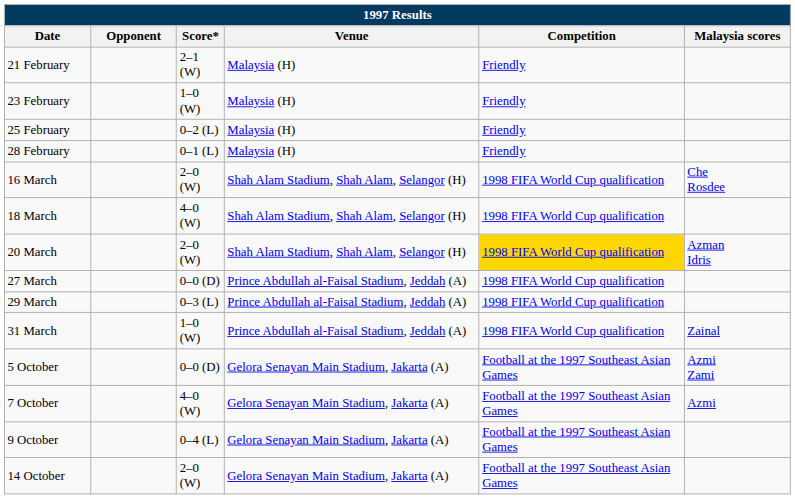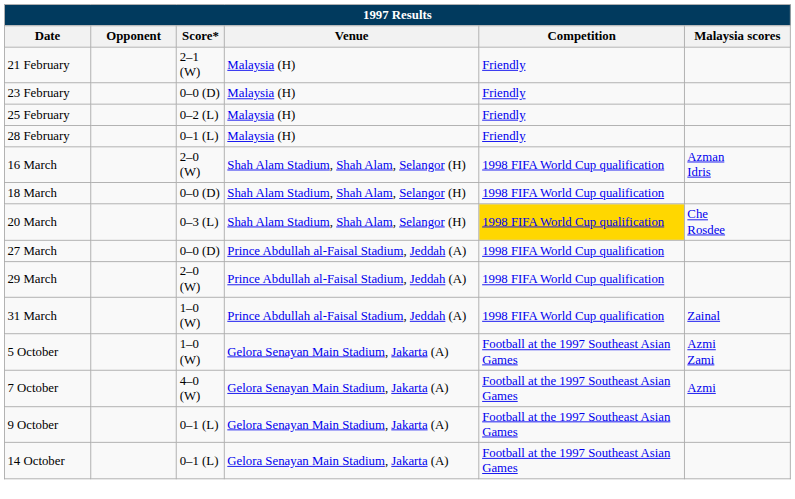(190, 101) 1–0 (W) -> (200, 94) 0–0 (D)
(706, 180) Che Rosdee -> (706, 164) Azman Idris
(190, 216) 4–0 (W) -> (200, 193) 0–0 (D)
(190, 252) 2–0 (W) -> (199, 222) 0–3 (L)
(706, 252) Azman Idris -> (706, 222) Che Rosdee
(199, 302) 0–3 (L) -> (190, 279) 2–0 (W)
(200, 367) 0–0 (D) -> (190, 352) 1–0 (W)
(199, 439) 0–4 (L) -> (199, 424) 0–1 (L)
(190, 476) 2–0 (W) -> (199, 461) 0–1 (L)
